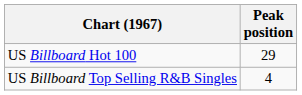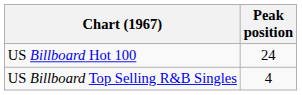(268, 55) 29 -> (268, 55) 24
